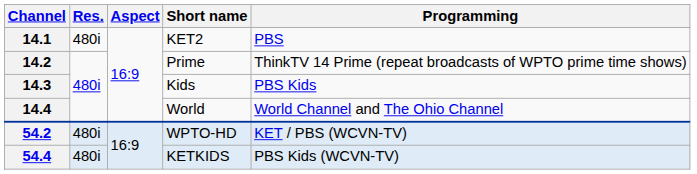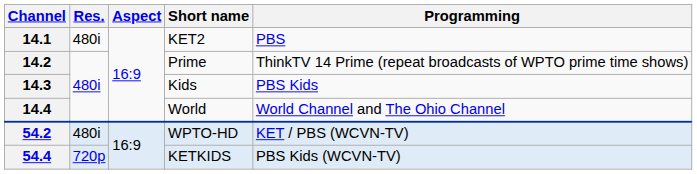(87, 157) 480i -> (89, 157) 720p
